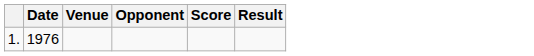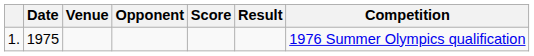+ column: (407, 16)
(43, 39) 1976 -> (43, 39) 1975
